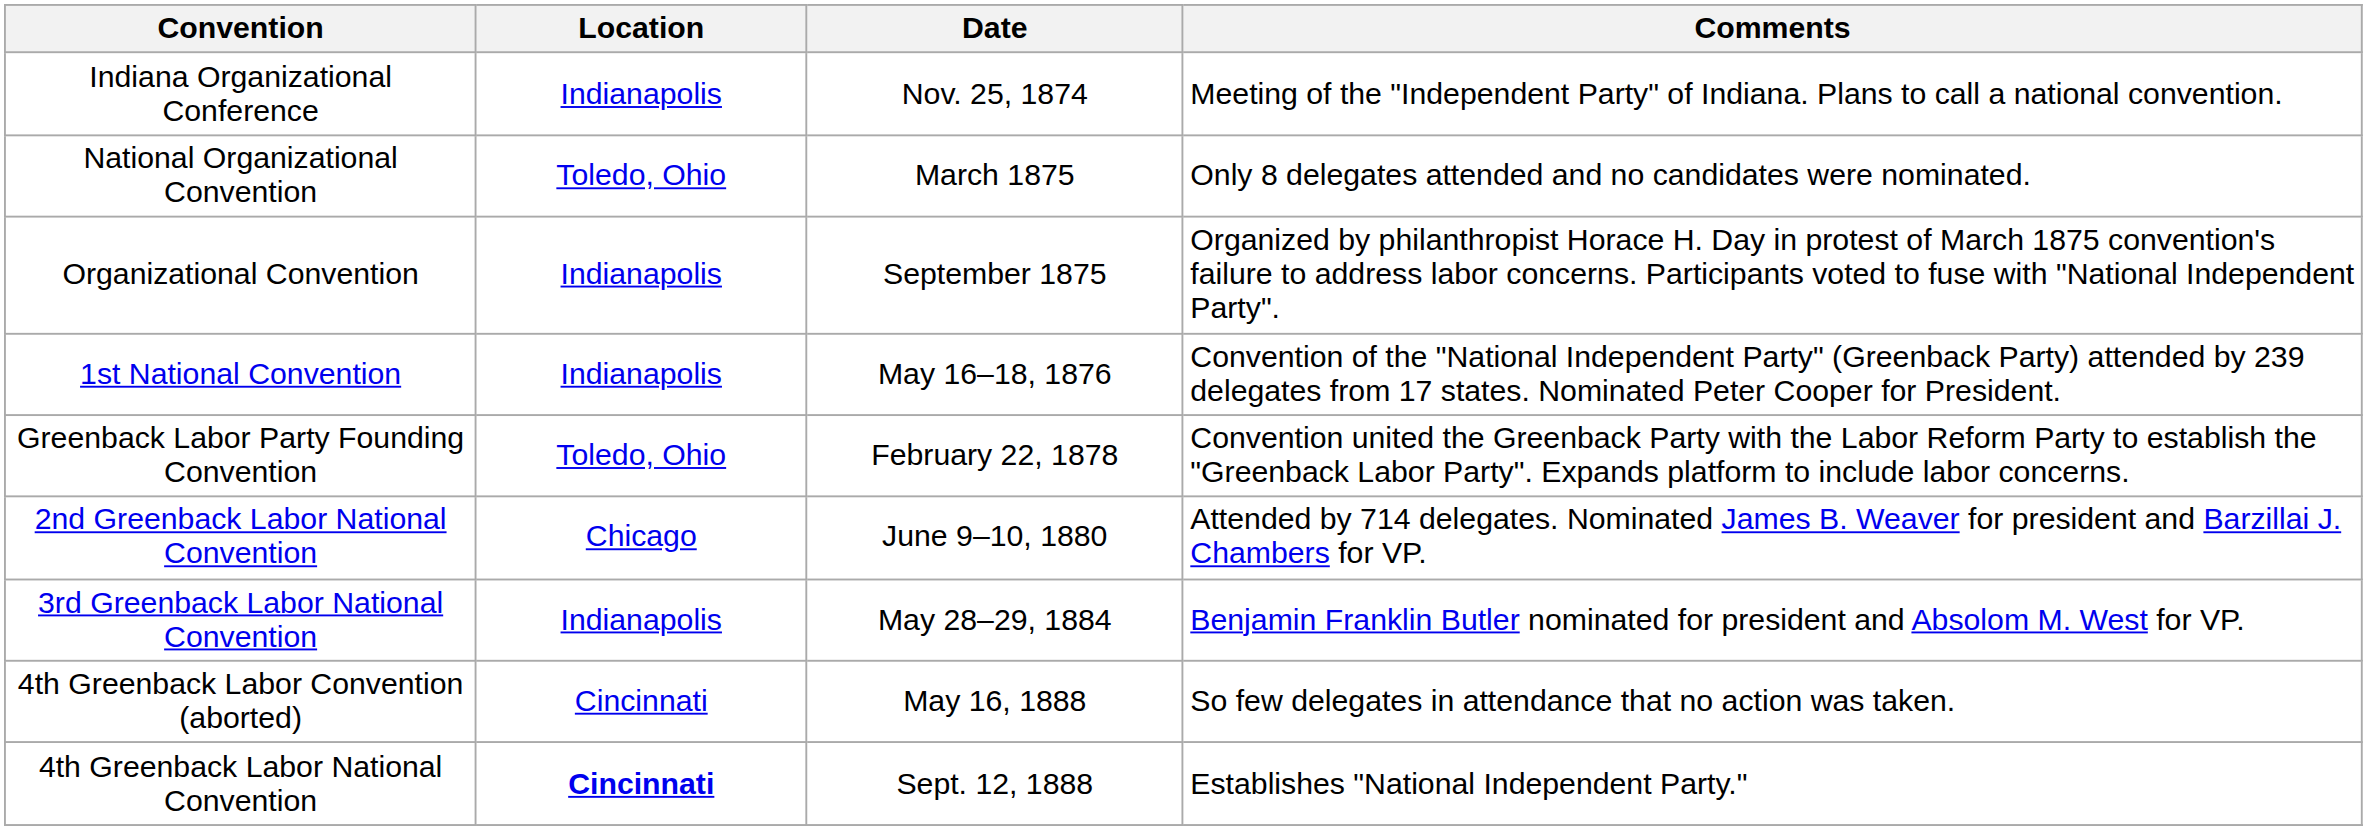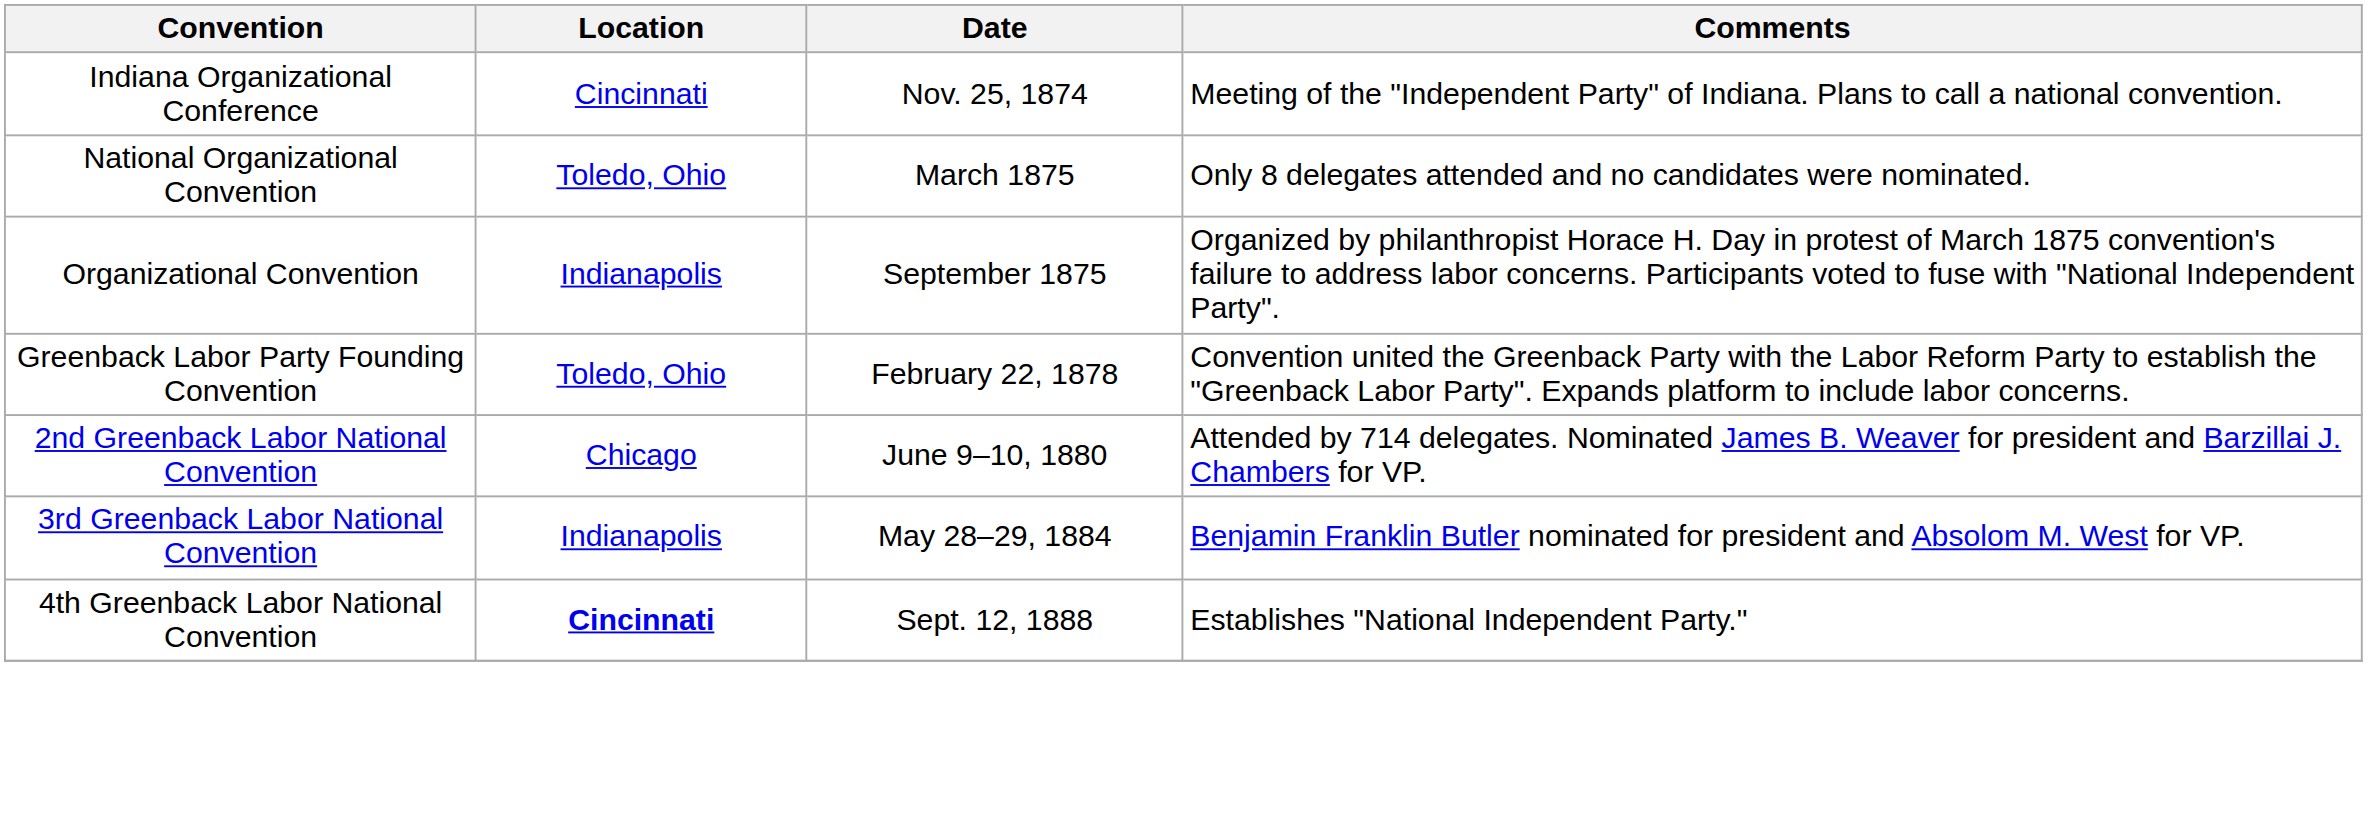(641, 93) Indianapolis -> (641, 93) Cincinnati
- row: (241, 373)
- row: (241, 701)
